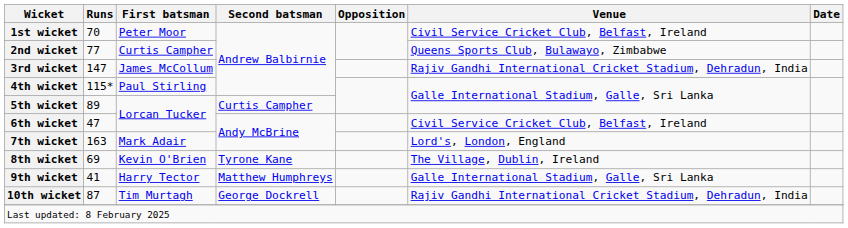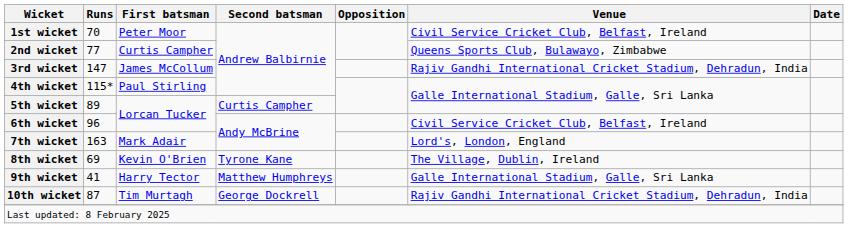(93, 123) 47 -> (93, 123) 96
